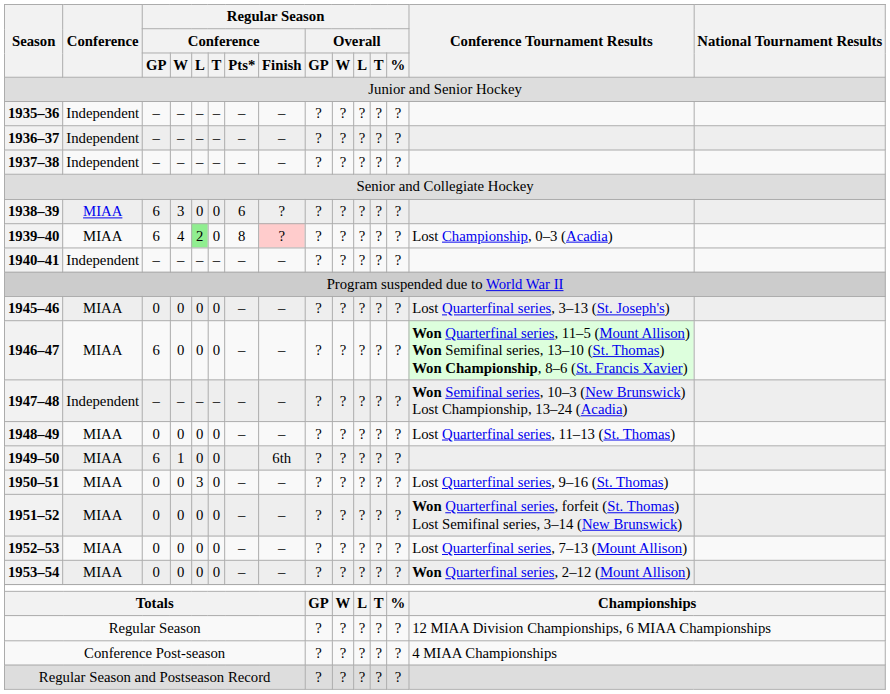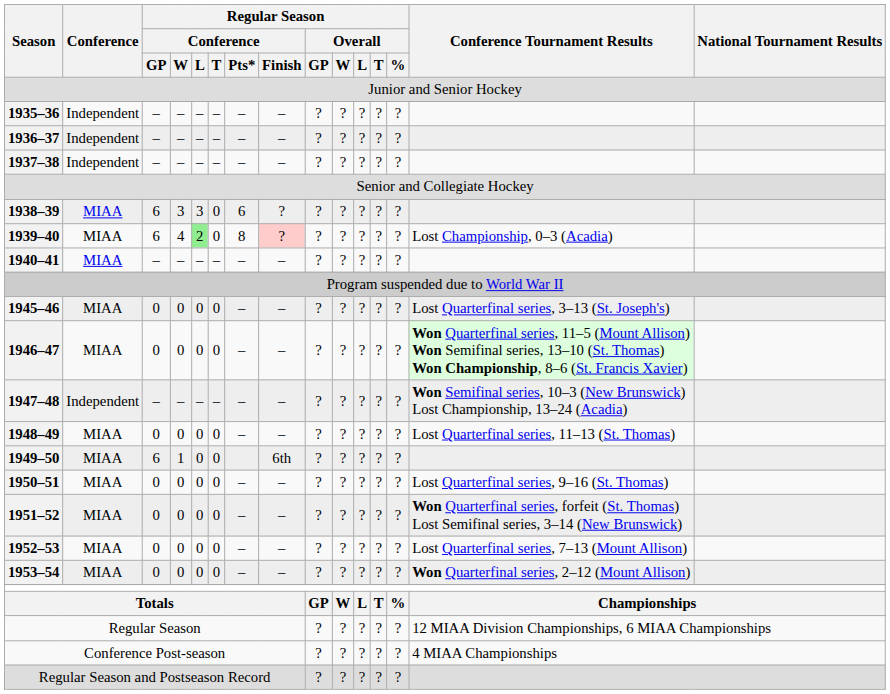(200, 211) 0 -> (200, 211) 3
(103, 259) Independent -> (103, 259) MIAA
(156, 350) 6 -> (156, 350) 0
(200, 482) 3 -> (200, 482) 0
